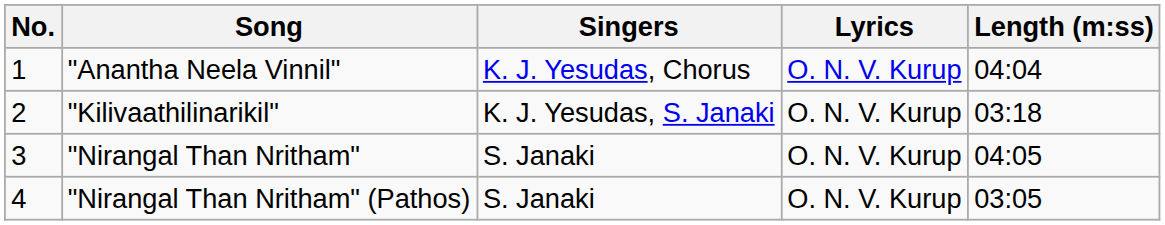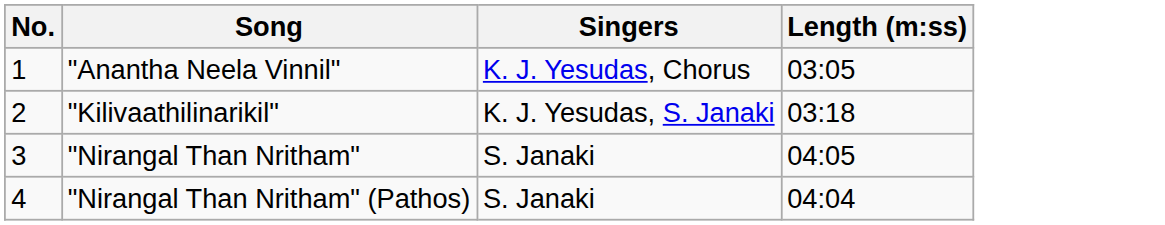- column: (874, 27)
(1008, 70) 04:04 -> (821, 70) 03:05
(1008, 199) 03:05 -> (821, 199) 04:04
